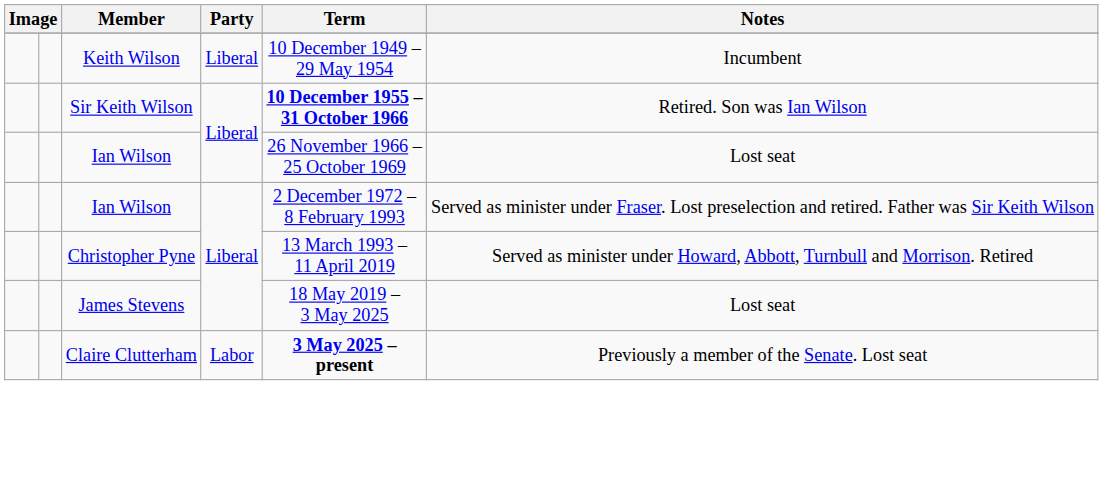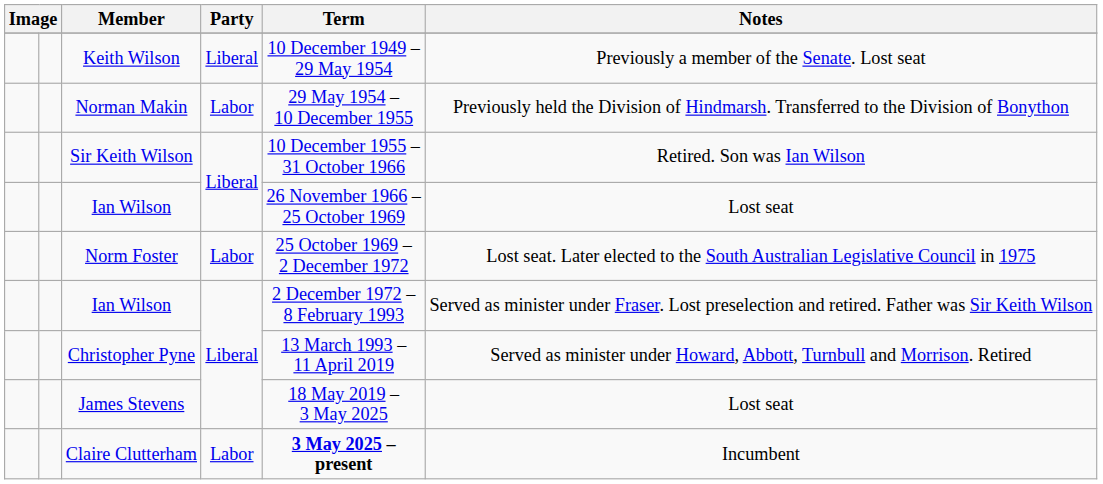(763, 58) Incumbent -> (761, 58) Previously a member of the Senate. Lost seat
+ row: (131, 107)
(345, 107) bold -> (344, 157) normal
+ row: (131, 255)
(763, 354) Previously a member of the Senate. Lost seat -> (761, 453) Incumbent
